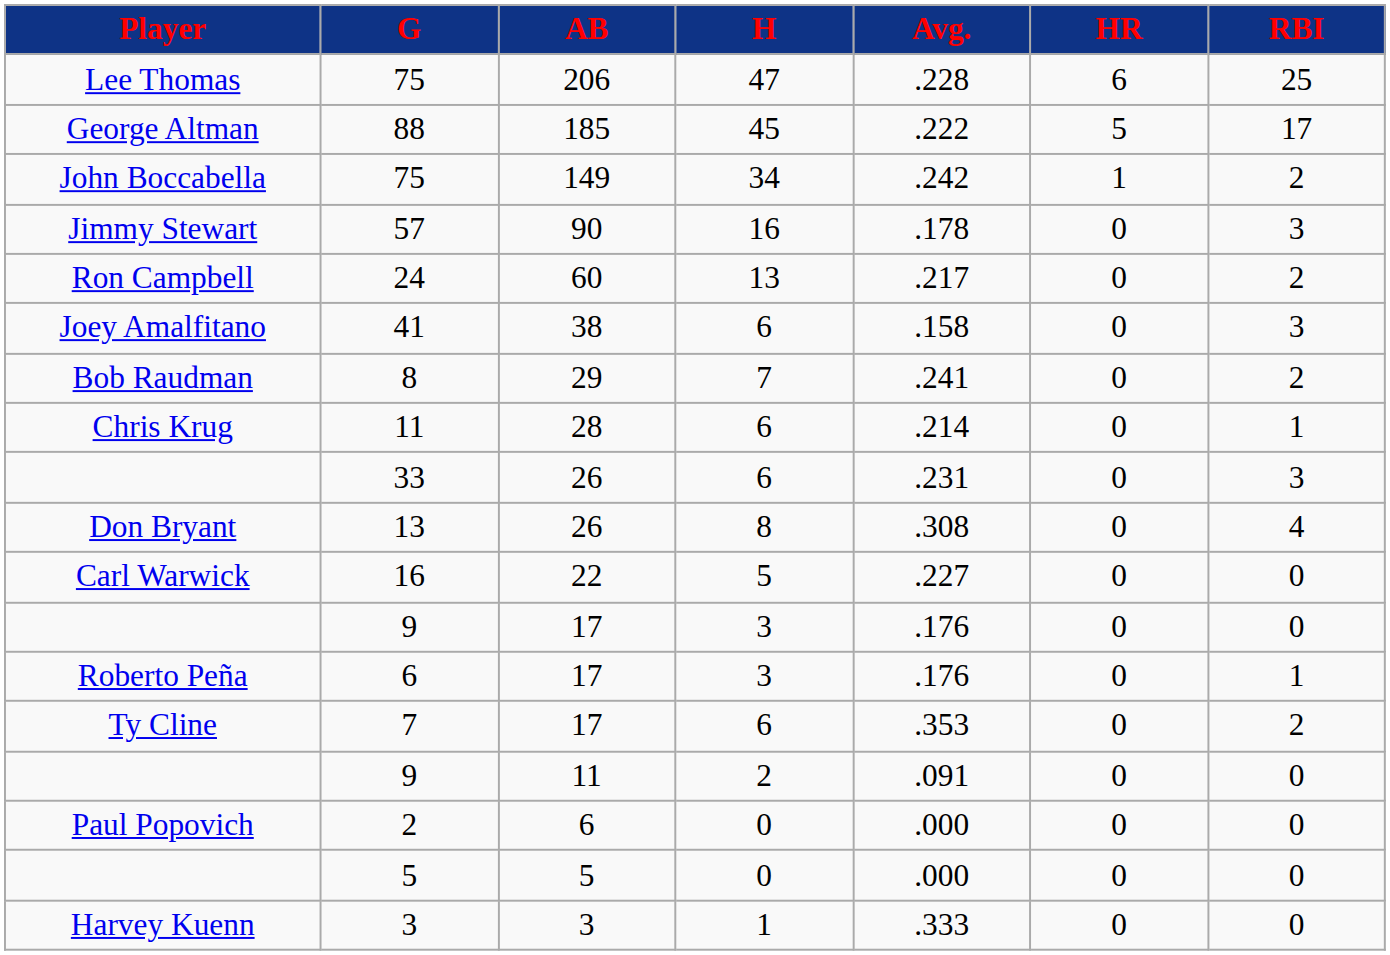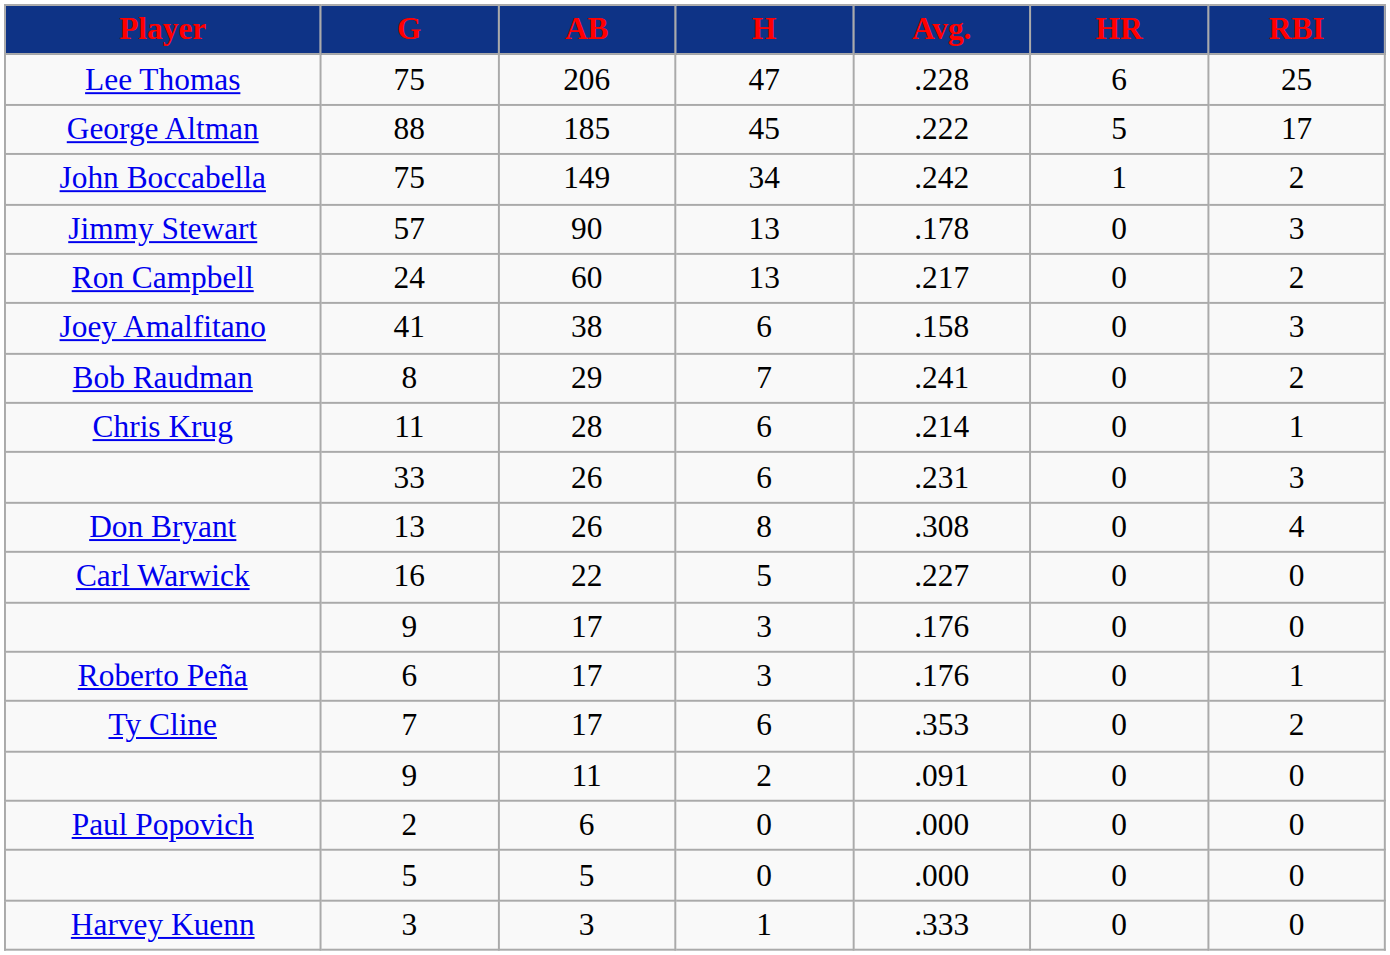(764, 228) 16 -> (764, 228) 13
